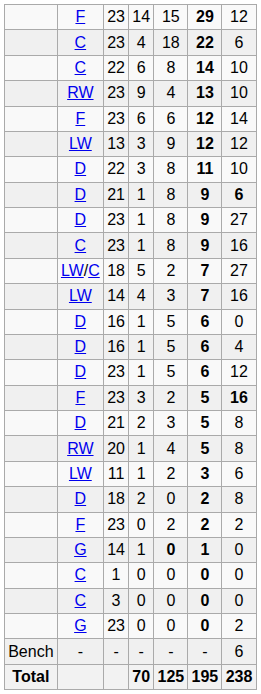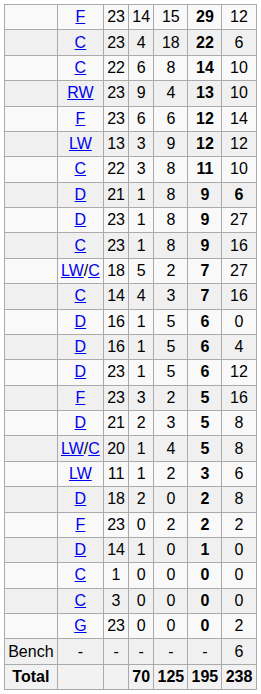(80, 169) D -> (80, 169) C
(80, 296) LW -> (80, 296) C
(239, 397) bold -> (239, 397) normal
(80, 448) RW -> (80, 448) LW/C
(80, 550) G -> (80, 550) D
(171, 550) bold -> (171, 550) normal
